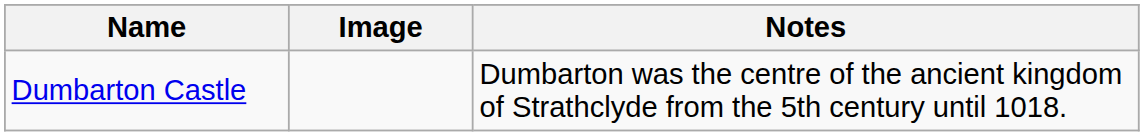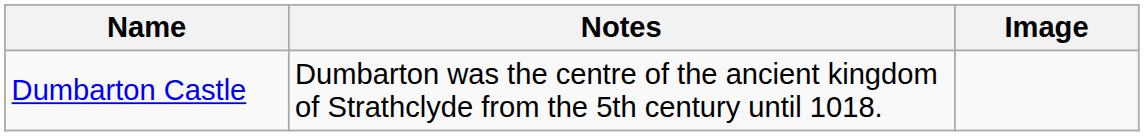columns swapped: (381, 27) <-> (806, 27)
